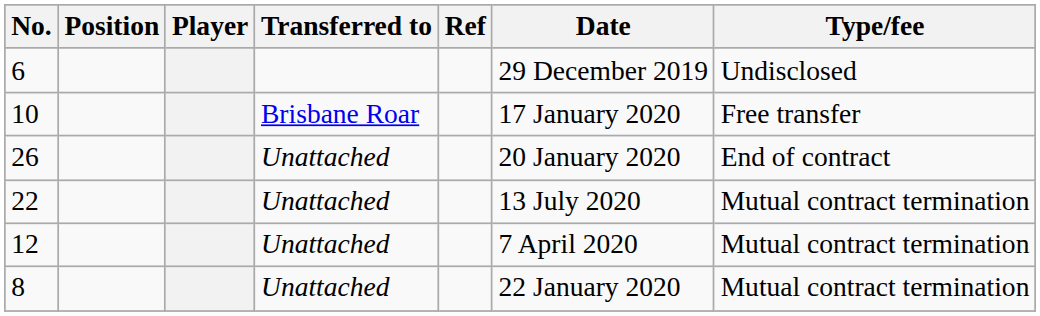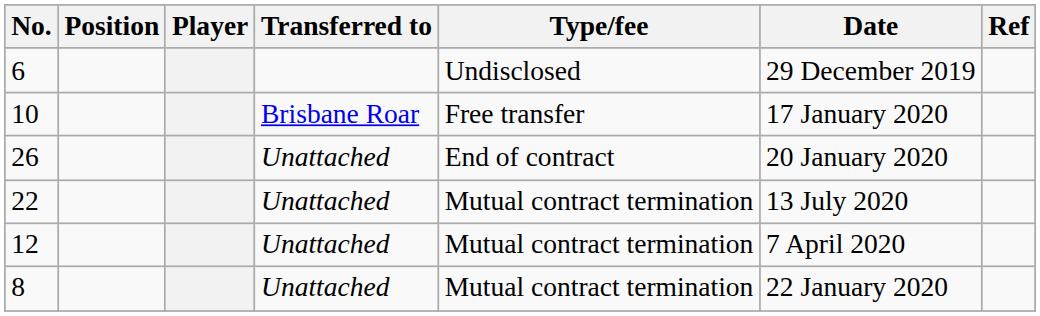columns swapped: (875, 26) <-> (465, 26)
